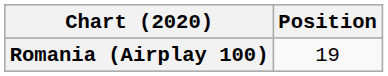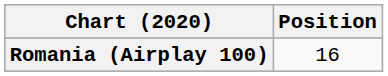(328, 55) 19 -> (328, 55) 16
